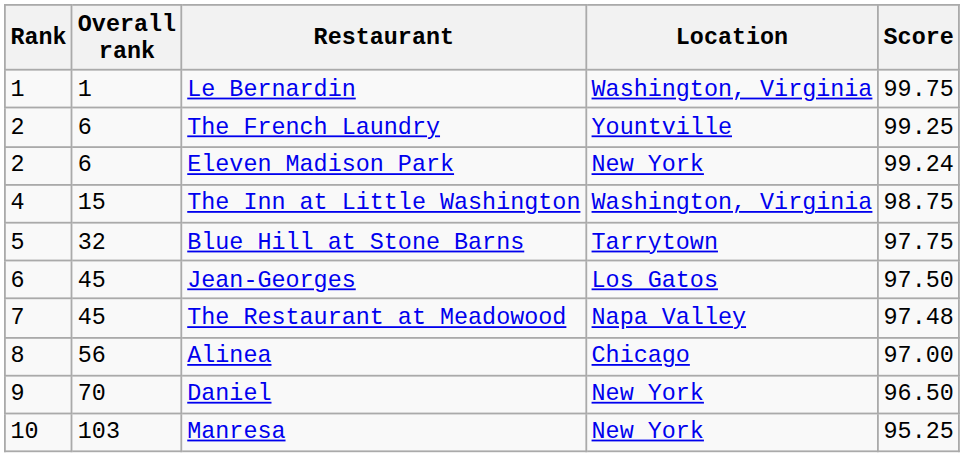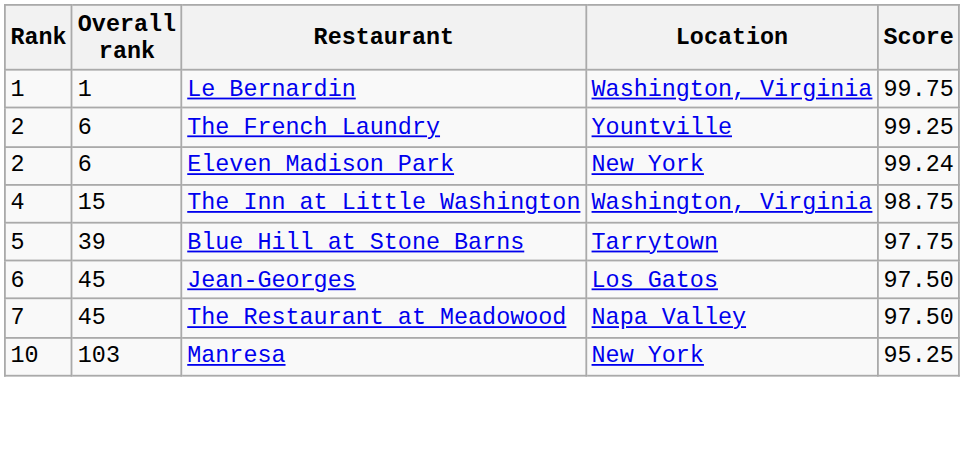(92, 242) 32 -> (92, 242) 39
(919, 318) 97.48 -> (919, 318) 97.50
- row: (229, 356)
- row: (229, 394)
